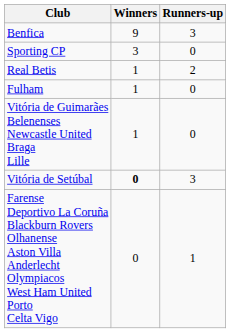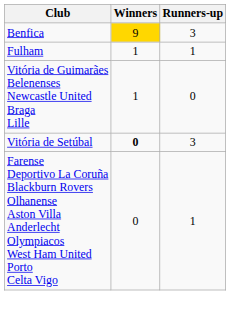(135, 32) no background -> (135, 32) gold background
- row: (36, 51)
- row: (32, 70)
(193, 88) 0 -> (193, 51) 1
